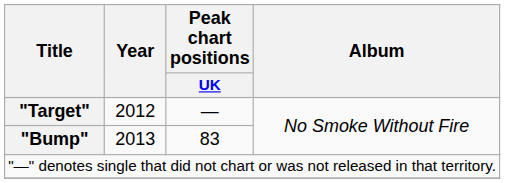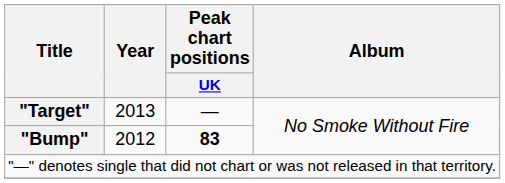(135, 111) 2012 -> (135, 111) 2013
(135, 139) 2013 -> (135, 139) 2012
(210, 139) normal -> (210, 139) bold
